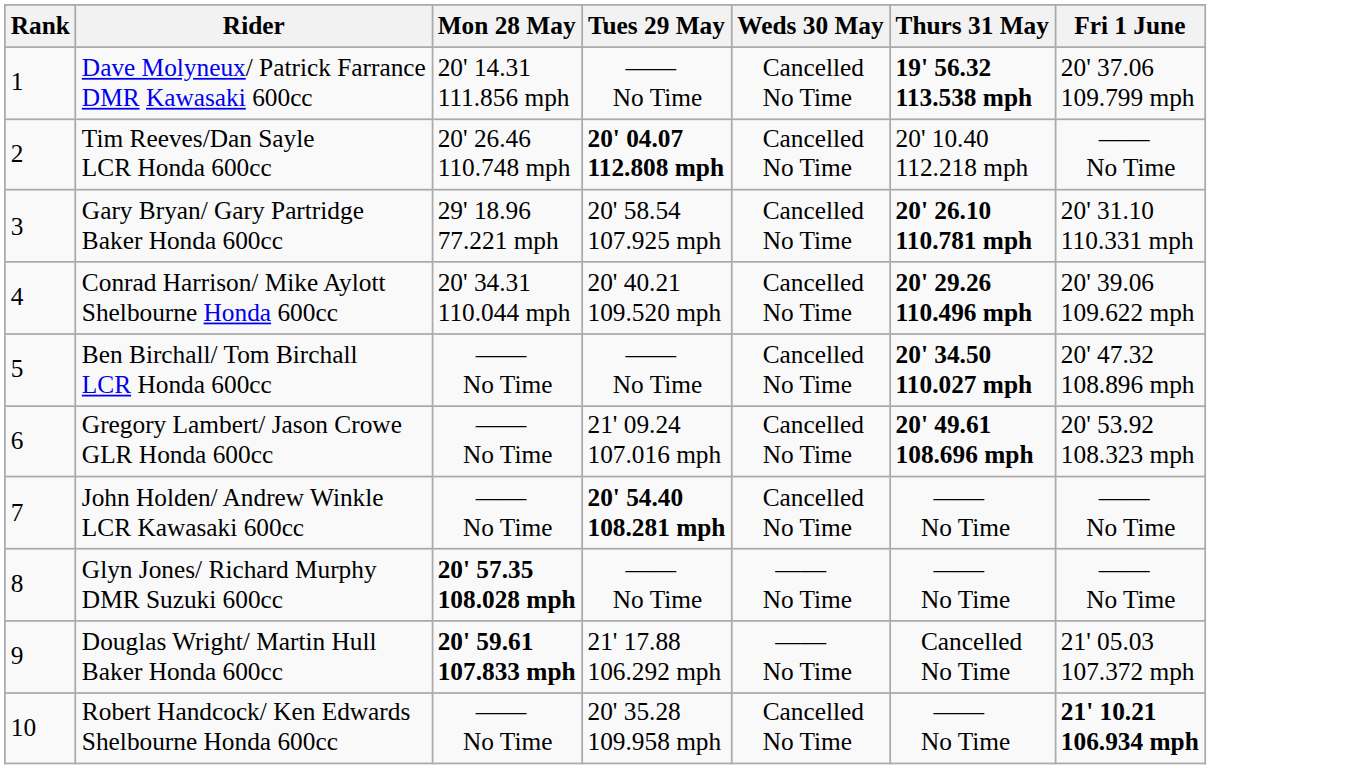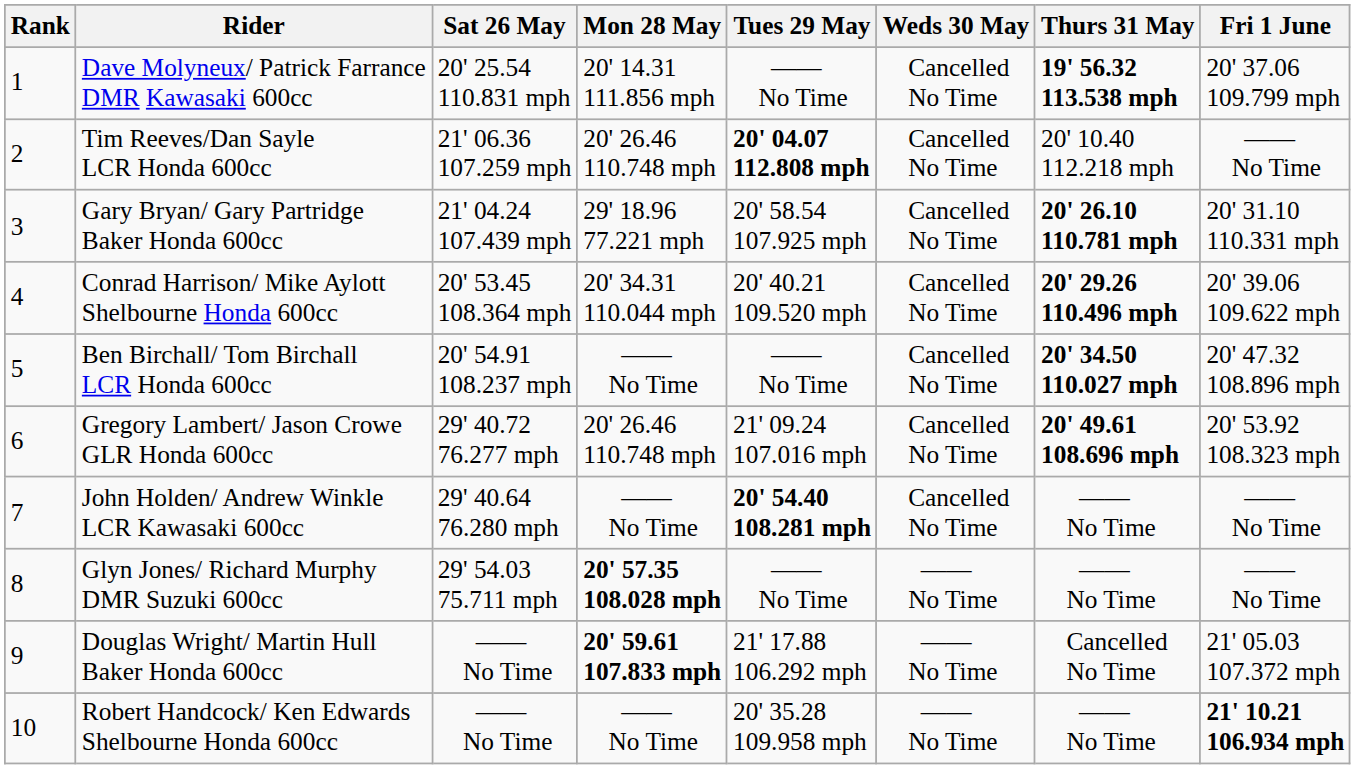+ column: (505, 25)
(495, 441) —— No Time -> (650, 441) 20' 26.46 110.748 mph
(801, 728) Cancelled No Time -> (940, 728) —— No Time
